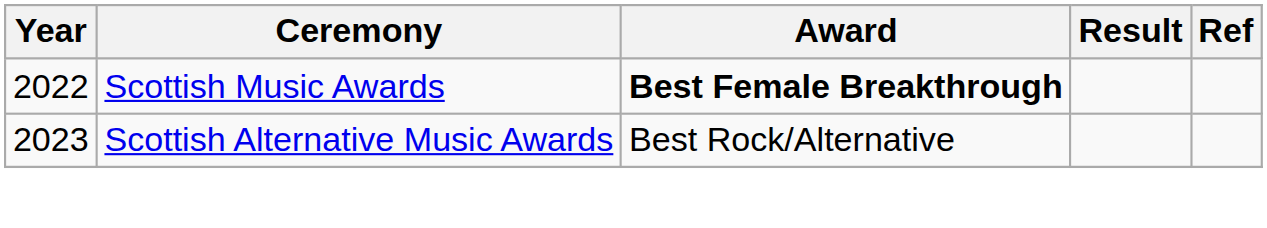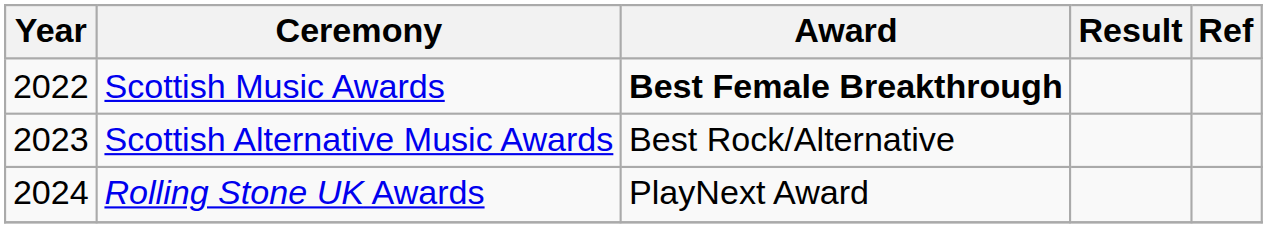+ row: (295, 193)
